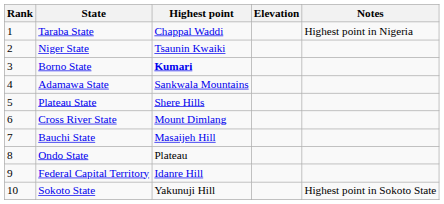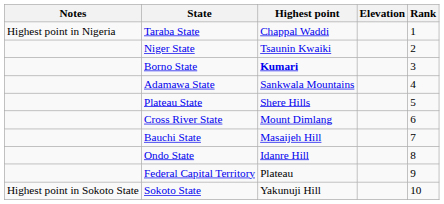columns swapped: (20, 13) <-> (370, 13)
(171, 155) Plateau -> (285, 155) Idanre Hill
(179, 173) Idanre Hill -> (277, 173) Plateau
